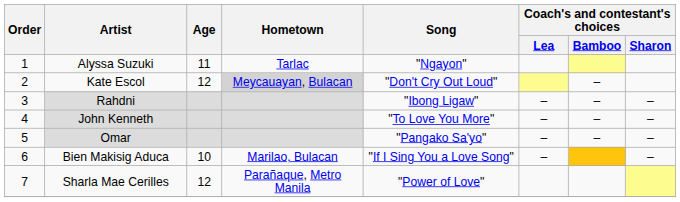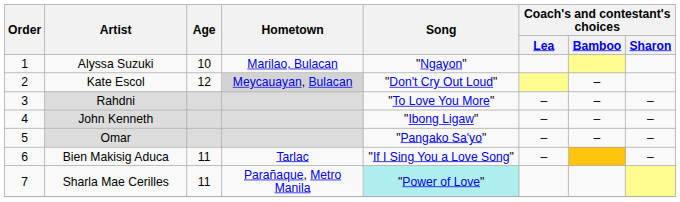(204, 64) 11 -> (204, 64) 10
(293, 64) Tarlac -> (293, 64) Marilao, Bulacan
(441, 101) "Ibong Ligaw" -> (441, 101) "To Love You More"
(441, 119) "To Love You More" -> (441, 119) "Ibong Ligaw"
(204, 156) 10 -> (204, 156) 11
(293, 156) Marilao, Bulacan -> (293, 156) Tarlac
(204, 181) 12 -> (204, 181) 11
(441, 181) no background -> (441, 181) paleturquoise background
